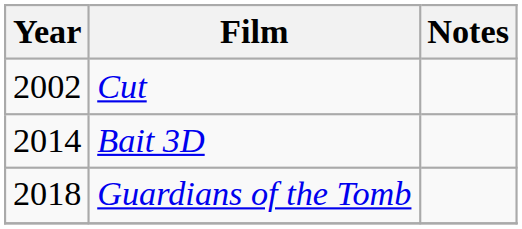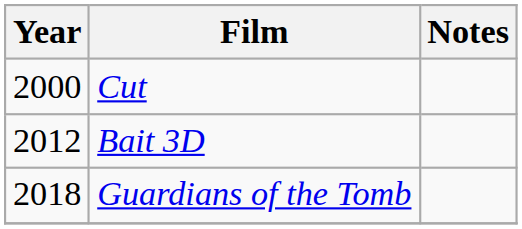(47, 85) 2002 -> (47, 85) 2000
(47, 140) 2014 -> (47, 140) 2012
